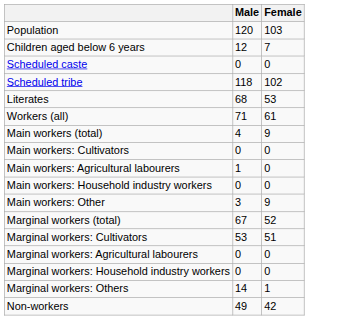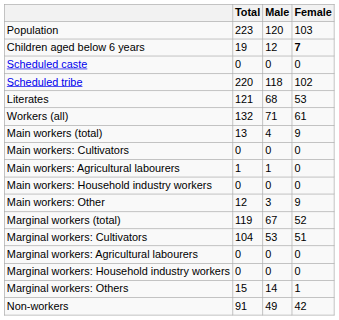+ column: (248, 13)
(267, 47) normal -> (297, 47) bold
